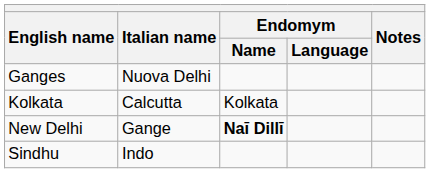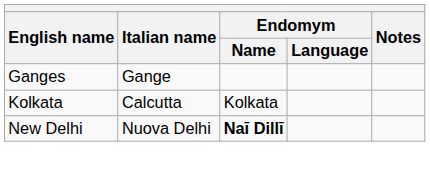(166, 76) Nuova Delhi -> (146, 76) Gange
(146, 128) Gange -> (166, 128) Nuova Delhi
- row: (34, 154)
